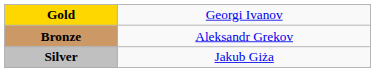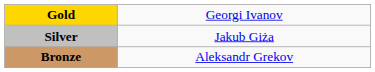rows swapped: (61, 57) <-> (61, 36)
